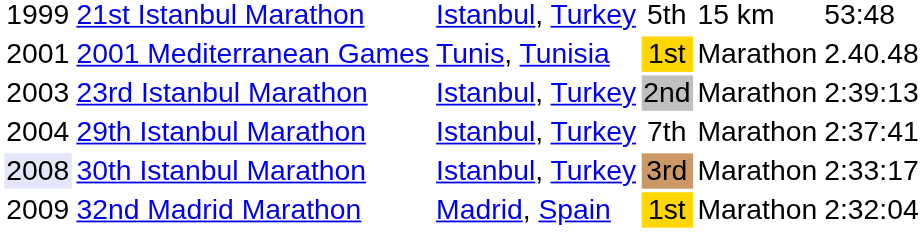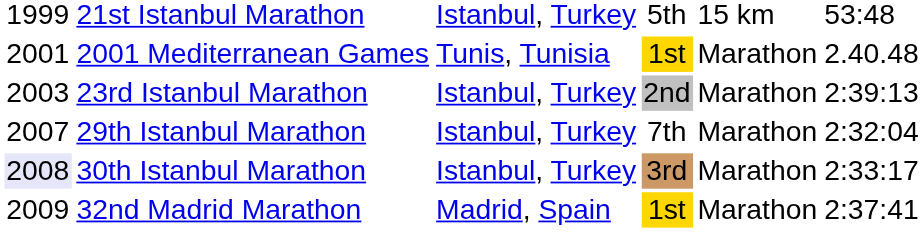(38, 131) 2004 -> (38, 131) 2007
(871, 131) 2:37:41 -> (871, 131) 2:32:04
(871, 209) 2:32:04 -> (871, 209) 2:37:41
